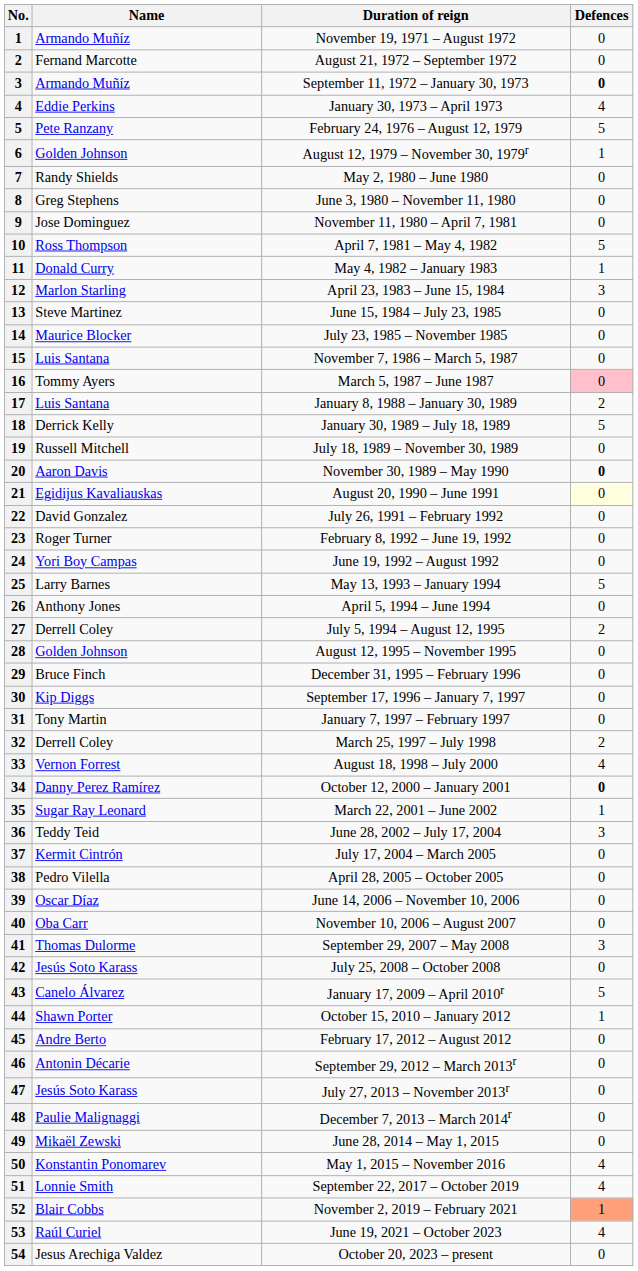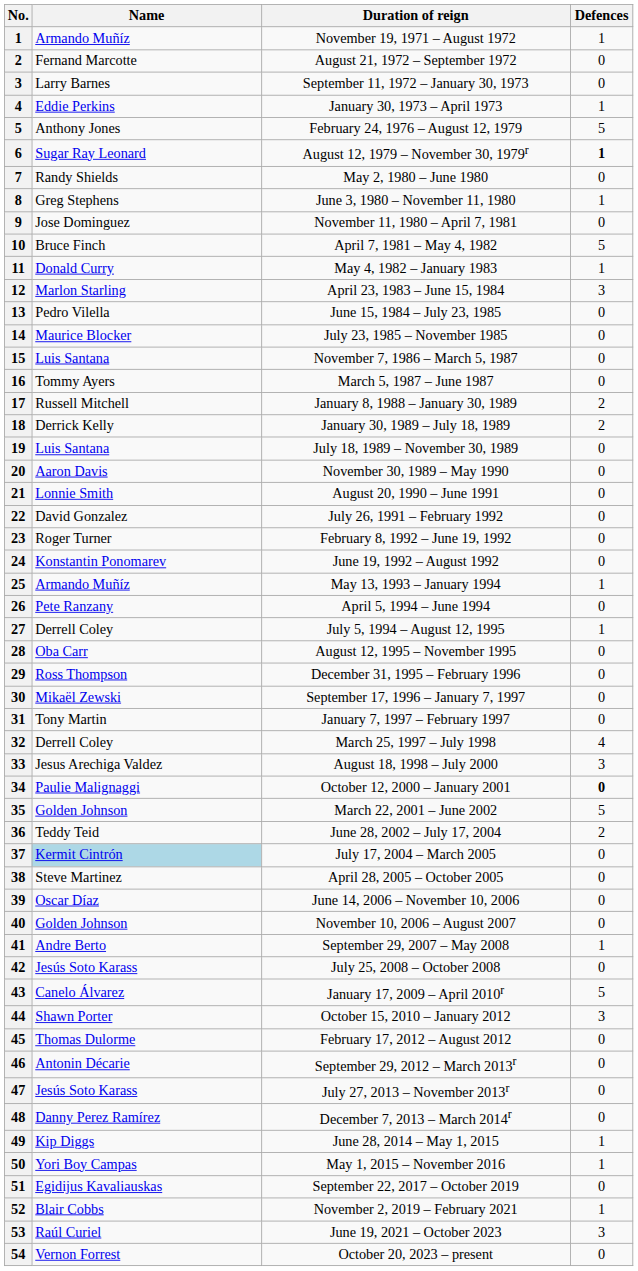(602, 38) 0 -> (602, 38) 1
(83, 83) Armando Muñíz -> (73, 83) Larry Barnes
(602, 83) bold -> (602, 83) normal
(602, 106) 4 -> (602, 106) 1
(74, 128) Pete Ranzany -> (78, 128) Anthony Jones
(81, 153) Golden Johnson -> (91, 153) Sugar Ray Leonard
(602, 153) normal -> (602, 153) bold
(602, 200) 0 -> (602, 200) 1
(81, 245) Ross Thompson -> (70, 245) Bruce Finch
(79, 313) Steve Martinez -> (72, 313) Pedro Vilella
(602, 380) pink background -> (602, 380) no background
(72, 403) Luis Santana -> (82, 403) Russell Mitchell
(602, 426) 5 -> (602, 426) 2
(82, 448) Russell Mitchell -> (72, 448) Luis Santana
(602, 471) bold -> (602, 471) normal
(99, 493) Egidijus Kavaliauskas -> (74, 493) Lonnie Smith
(602, 493) lightyellow background -> (602, 493) no background
(86, 561) Yori Boy Campas -> (101, 561) Konstantin Ponomarev
(73, 584) Larry Barnes -> (83, 584) Armando Muñíz
(602, 584) 5 -> (602, 584) 1
(78, 606) Anthony Jones -> (74, 606) Pete Ranzany
(602, 629) 2 -> (602, 629) 1
(81, 651) Golden Johnson -> (62, 651) Oba Carr
(70, 674) Bruce Finch -> (81, 674) Ross Thompson
(65, 697) Kip Diggs -> (78, 697) Mikaël Zewski
(602, 742) 2 -> (602, 742) 4
(78, 764) Vernon Forrest -> (99, 764) Jesus Arechiga Valdez
(602, 764) 4 -> (602, 764) 3
(98, 787) Danny Perez Ramírez -> (88, 787) Paulie Malignaggi
(91, 810) Sugar Ray Leonard -> (81, 810) Golden Johnson
(602, 810) 1 -> (602, 810) 5
(602, 832) 3 -> (602, 832) 2
(79, 855) no background -> (79, 855) lightblue background
(72, 877) Pedro Vilella -> (79, 877) Steve Martinez
(62, 922) Oba Carr -> (81, 922) Golden Johnson
(85, 945) Thomas Dulorme -> (71, 945) Andre Berto
(602, 945) 3 -> (602, 945) 1
(602, 1017) 1 -> (602, 1017) 3
(71, 1039) Andre Berto -> (85, 1039) Thomas Dulorme
(88, 1117) Paulie Malignaggi -> (98, 1117) Danny Perez Ramírez
(78, 1141) Mikaël Zewski -> (65, 1141) Kip Diggs
(602, 1141) 0 -> (602, 1141) 1
(101, 1164) Konstantin Ponomarev -> (86, 1164) Yori Boy Campas
(602, 1164) 4 -> (602, 1164) 1
(74, 1186) Lonnie Smith -> (99, 1186) Egidijus Kavaliauskas
(602, 1186) 4 -> (602, 1186) 0
(602, 1209) lightsalmon background -> (602, 1209) no background
(602, 1231) 4 -> (602, 1231) 3
(99, 1254) Jesus Arechiga Valdez -> (78, 1254) Vernon Forrest
